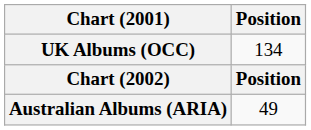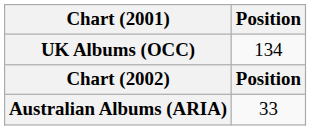(268, 109) 49 -> (268, 109) 33
